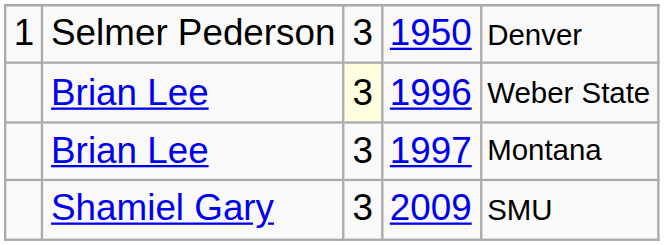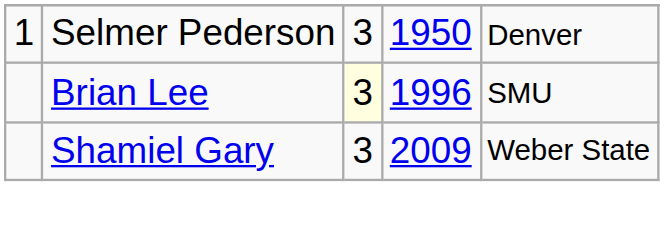(569, 93) Weber State -> (520, 93) SMU
- row: (431, 150)
(520, 209) SMU -> (569, 151) Weber State
